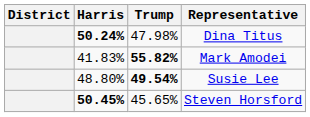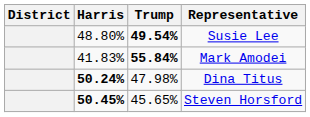rows swapped: (243, 37) <-> (243, 79)
(154, 58) 55.82% -> (154, 58) 55.84%
